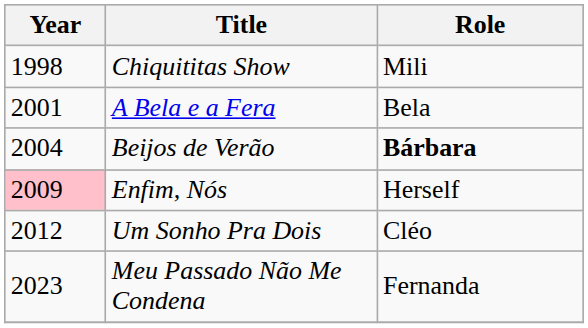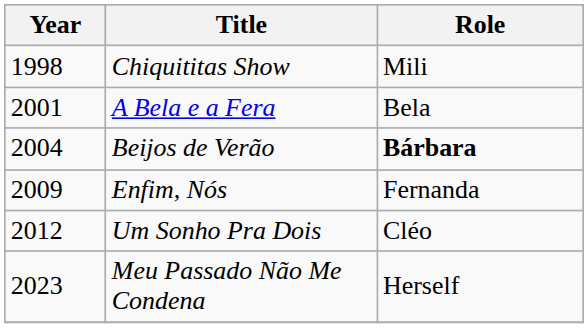(37, 189) pink background -> (37, 189) no background
(421, 189) Herself -> (431, 189) Fernanda
(431, 286) Fernanda -> (421, 286) Herself
